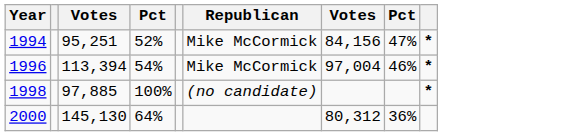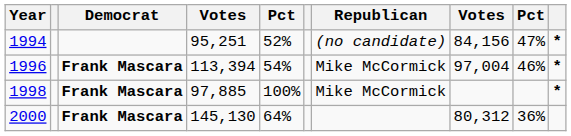+ column: (122, 17)
(252, 42) Mike McCormick -> (381, 42) (no candidate)
(252, 93) (no candidate) -> (381, 93) Mike McCormick
